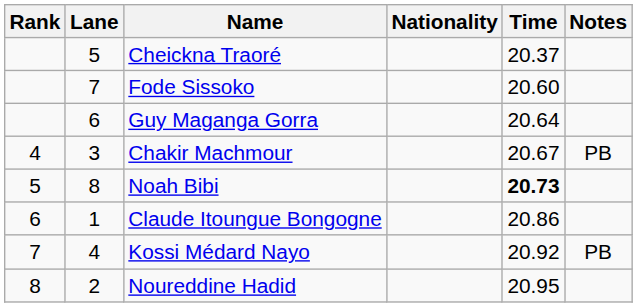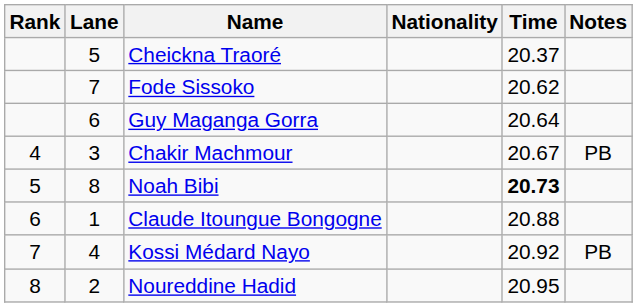(533, 87) 20.60 -> (533, 87) 20.62
(533, 219) 20.86 -> (533, 219) 20.88
